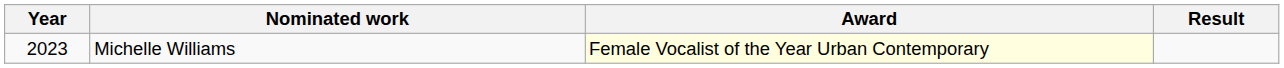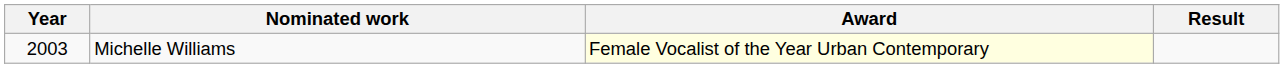(47, 48) 2023 -> (47, 48) 2003
